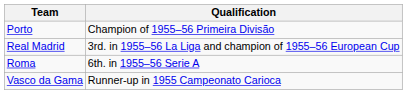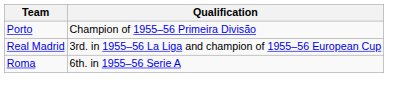- row: (45, 81)
